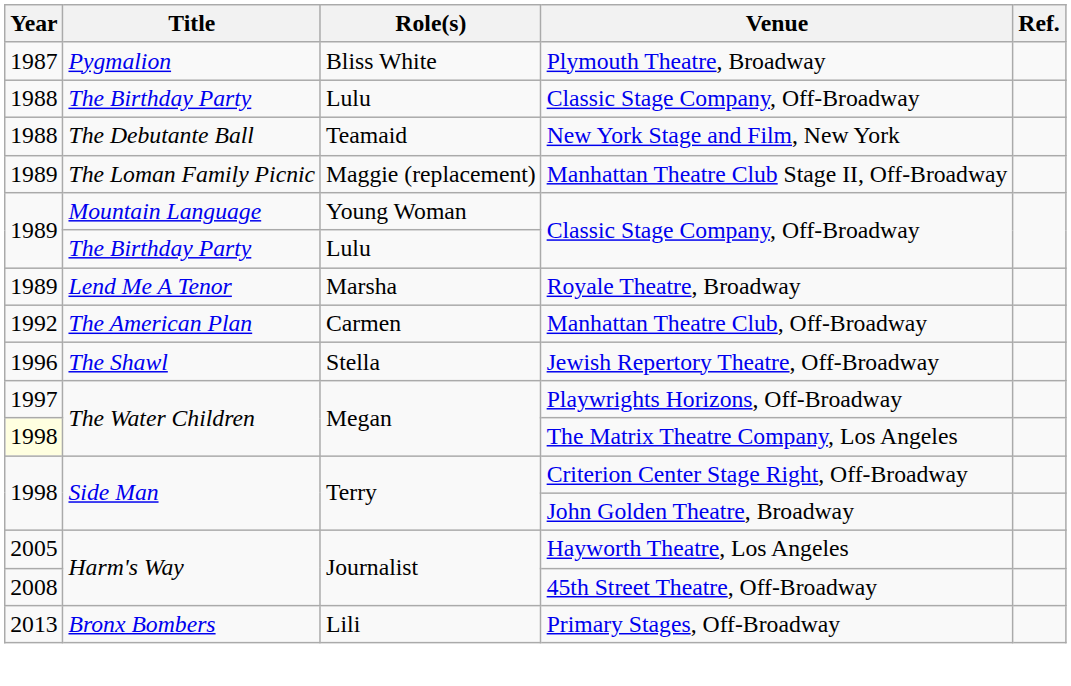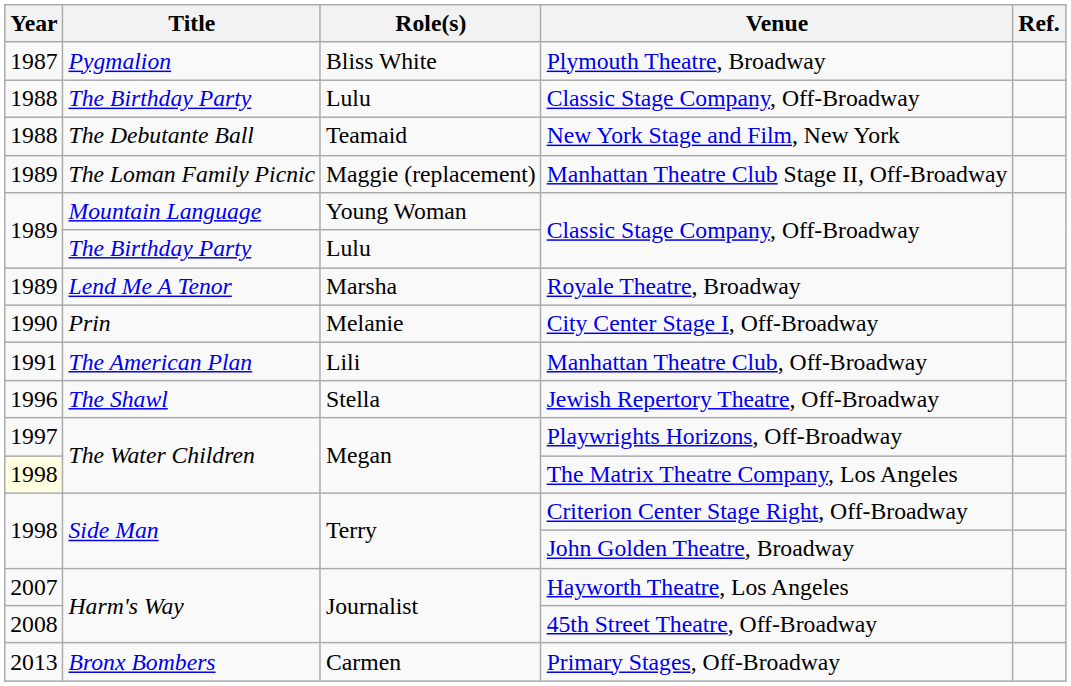+ row: (90, 323)
(34, 323) 1992 -> (34, 361) 1991
(364, 323) Carmen -> (343, 361) Lili
(34, 549) 2005 -> (34, 586) 2007
(343, 624) Lili -> (364, 661) Carmen
